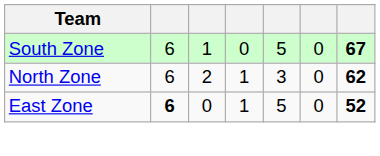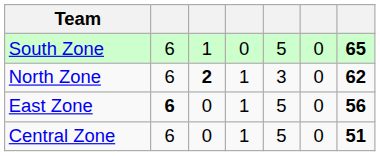(356, 48) 67 -> (356, 48) 65
(207, 77) normal -> (207, 77) bold
(356, 106) 52 -> (356, 106) 56
+ row: (62, 135)
